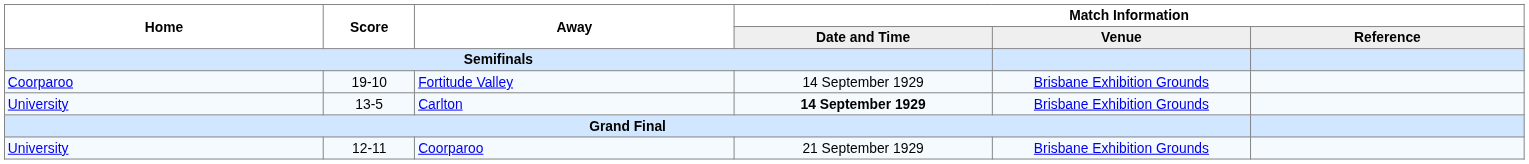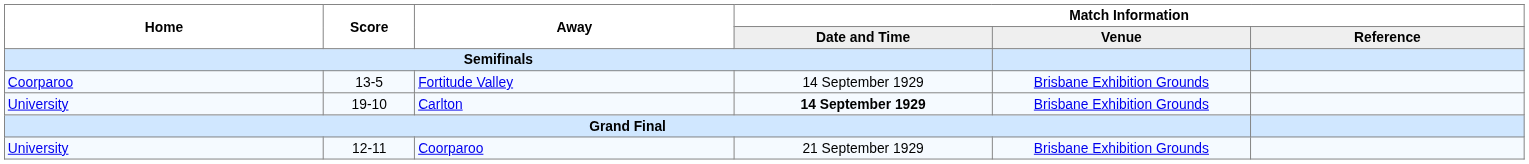(369, 82) 19-10 -> (369, 82) 13-5
(369, 104) 13-5 -> (369, 104) 19-10
